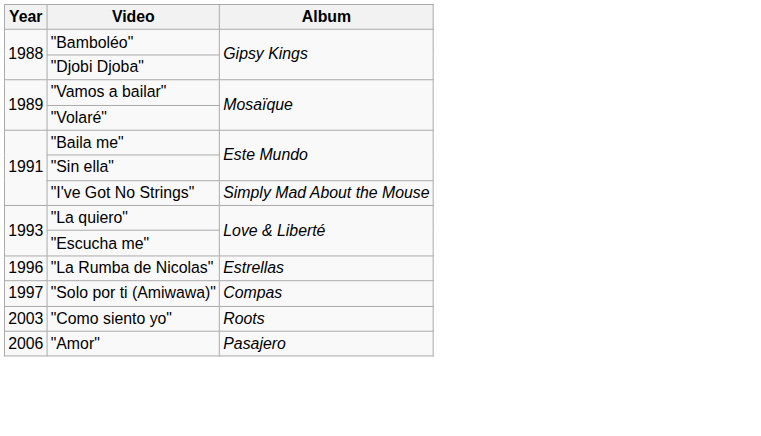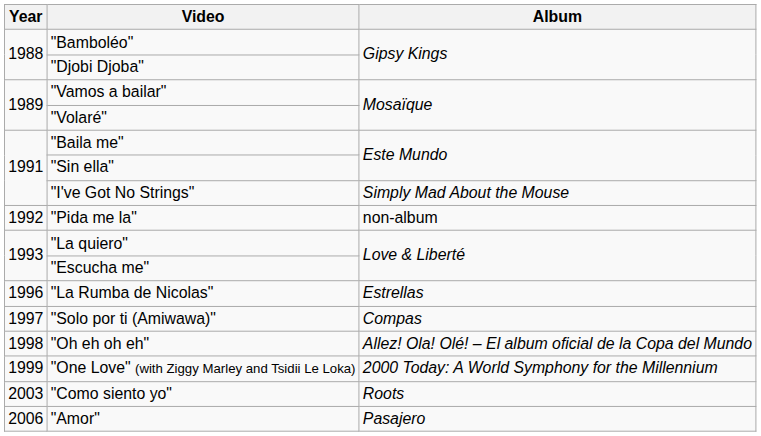+ row: (94, 218)
+ row: (100, 343)
+ row: (203, 368)
